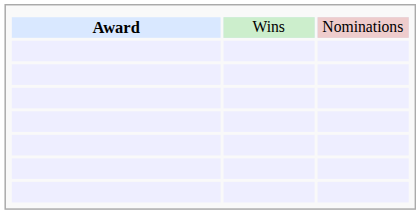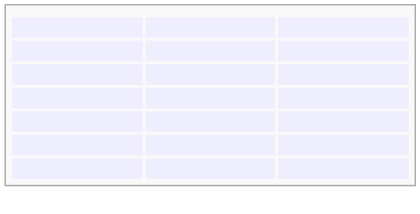- row: (116, 28)
